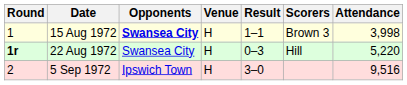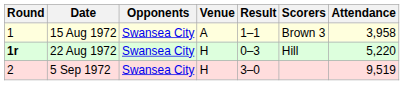(160, 32) bold -> (158, 32) normal
(208, 32) H -> (204, 32) A
(385, 32) 3,998 -> (381, 32) 3,958
(157, 70) Ipswich Town -> (158, 70) Swansea City
(385, 70) 9,516 -> (381, 70) 9,519
